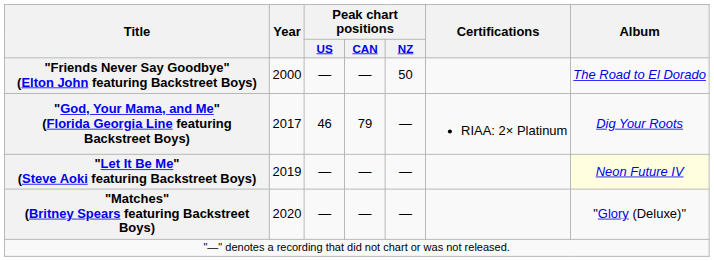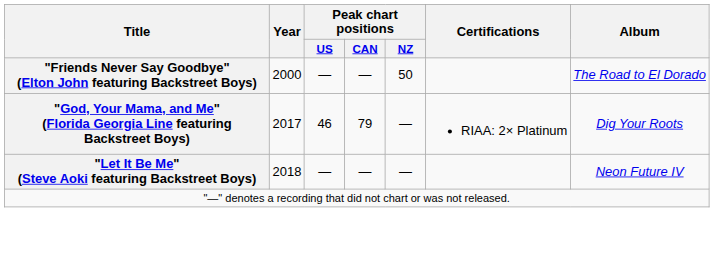(287, 171) 2019 -> (287, 171) 2018
(640, 171) lightyellow background -> (640, 171) no background
- row: (137, 214)
